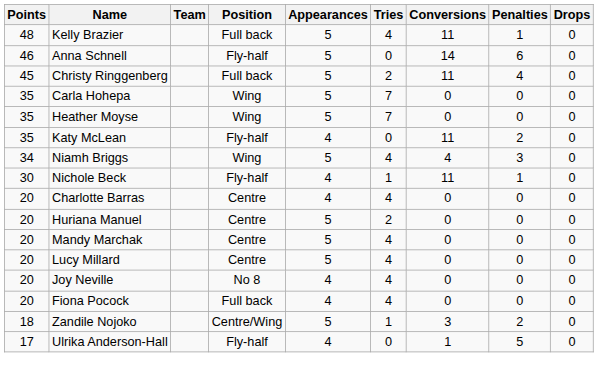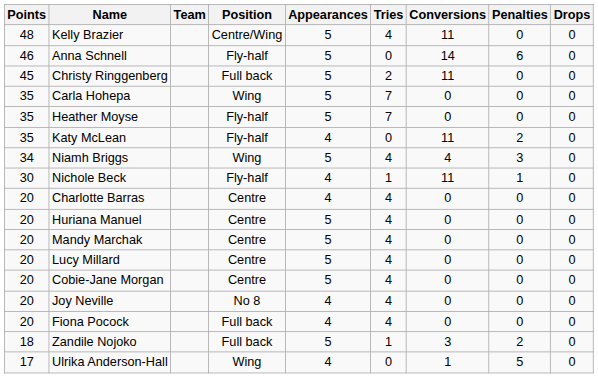(247, 34) Full back -> (247, 34) Centre/Wing
(520, 34) 1 -> (520, 34) 0
(520, 75) 4 -> (520, 75) 0
(247, 116) Wing -> (247, 116) Fly-half
(389, 218) 2 -> (389, 218) 4
+ row: (108, 280)
(247, 321) Centre/Wing -> (247, 341) Full back
(247, 341) Fly-half -> (247, 362) Wing
